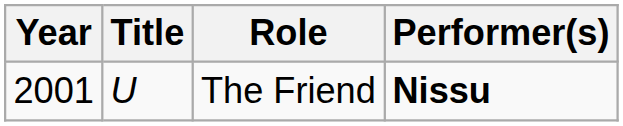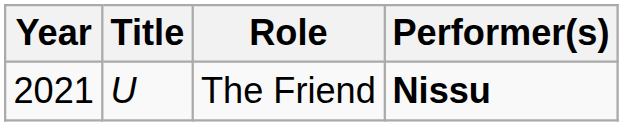(54, 90) 2001 -> (54, 90) 2021
